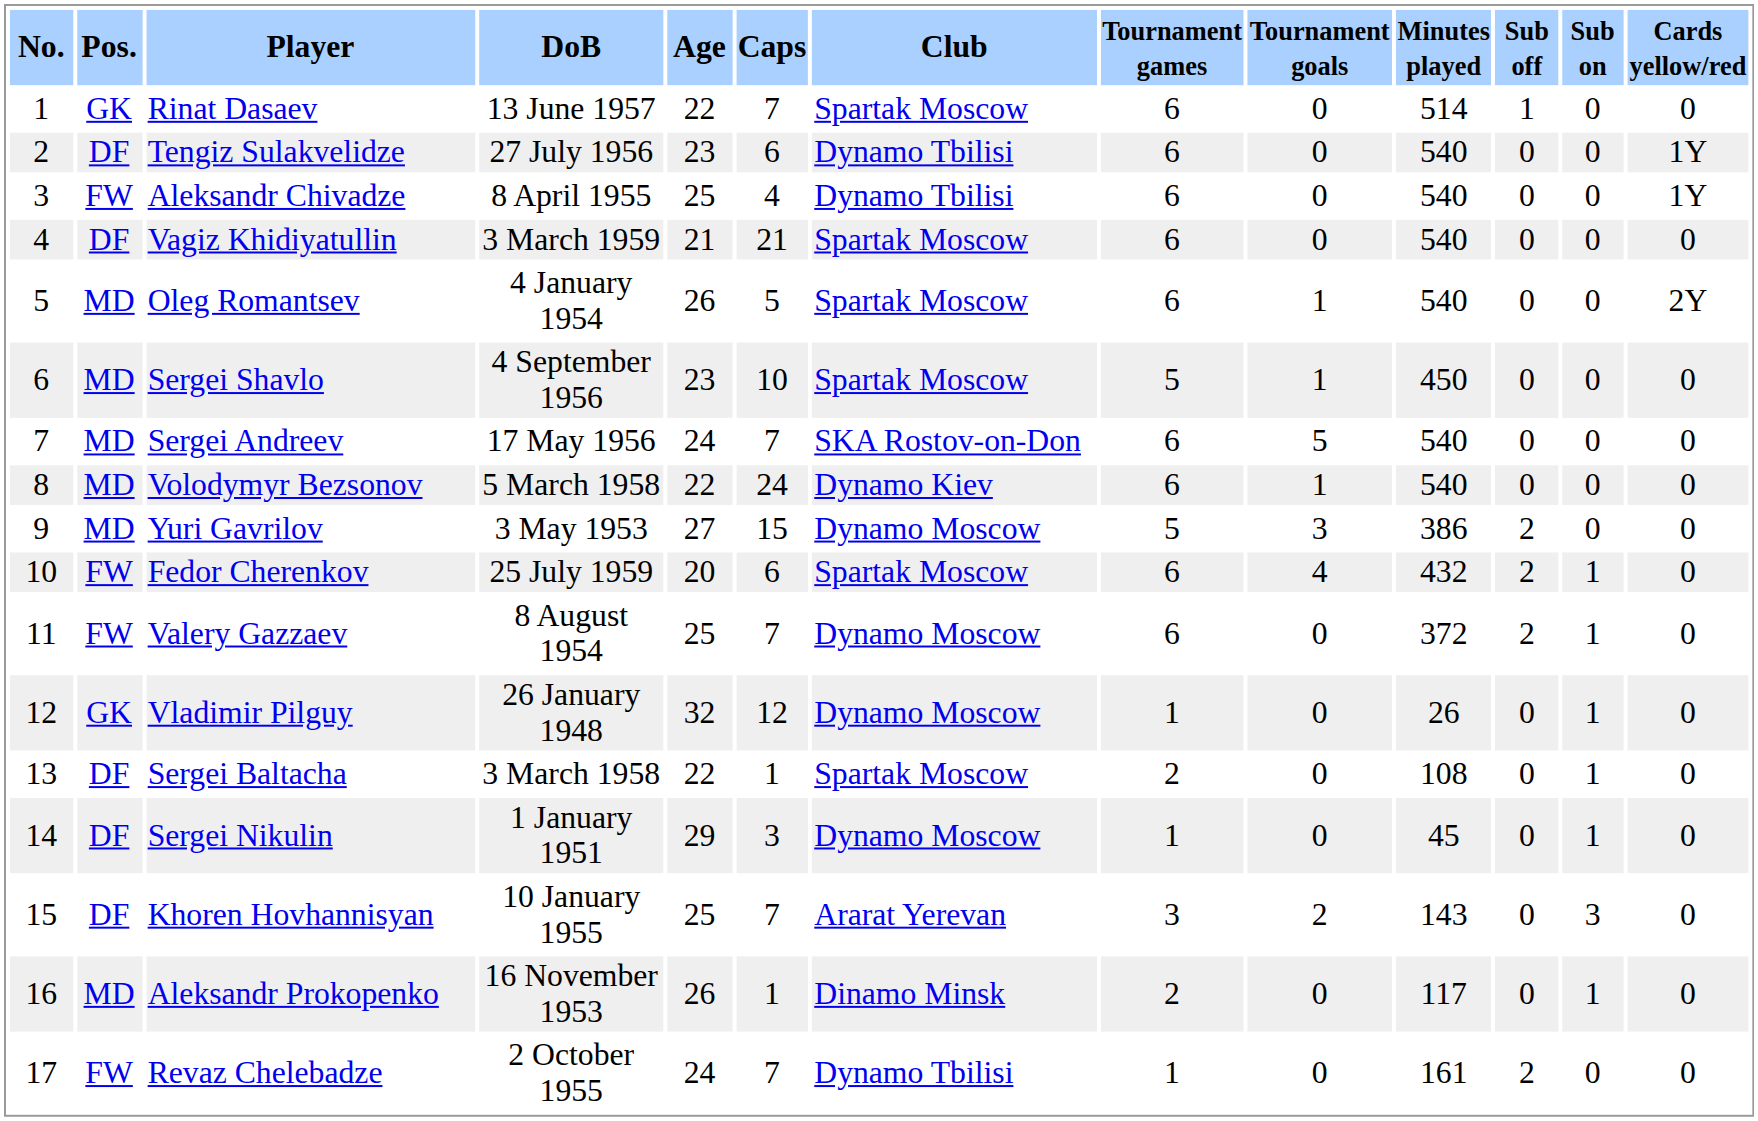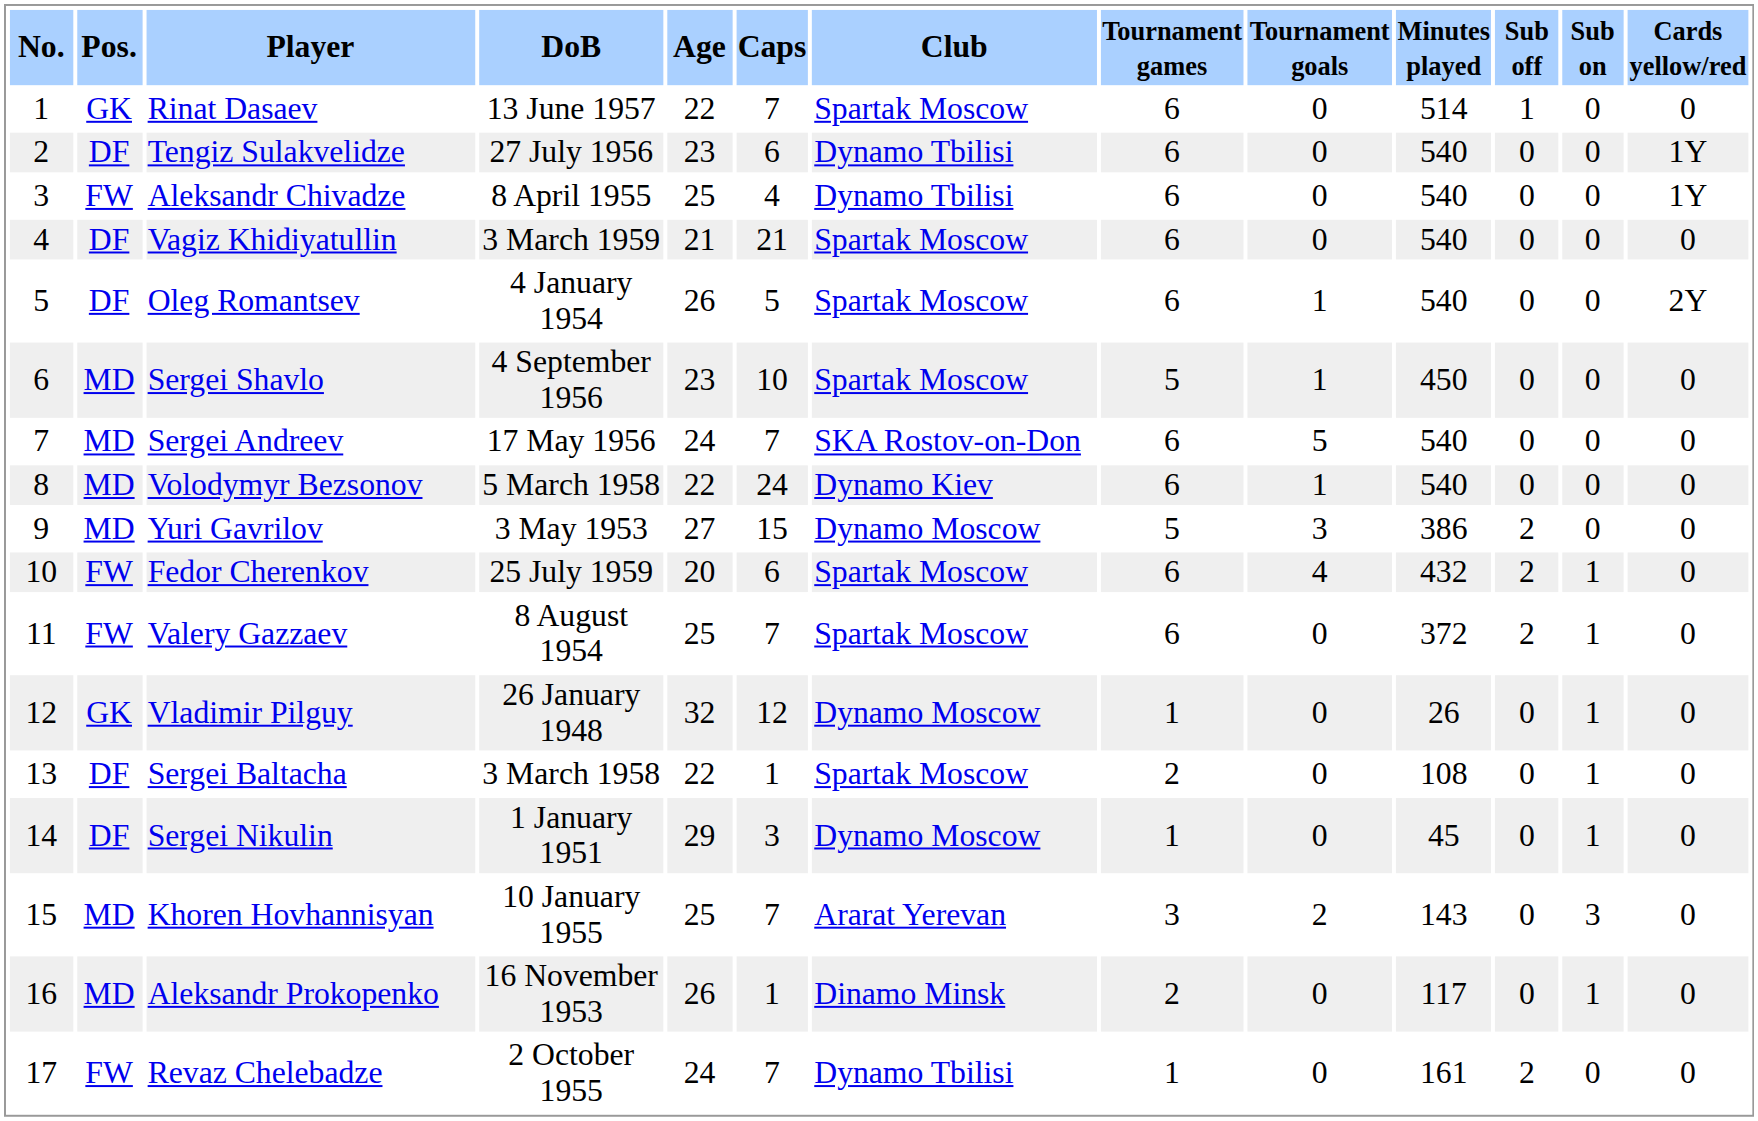(109, 300) MD -> (109, 300) DF
(927, 633) Dynamo Moscow -> (921, 633) Spartak Moscow
(109, 914) DF -> (109, 914) MD
